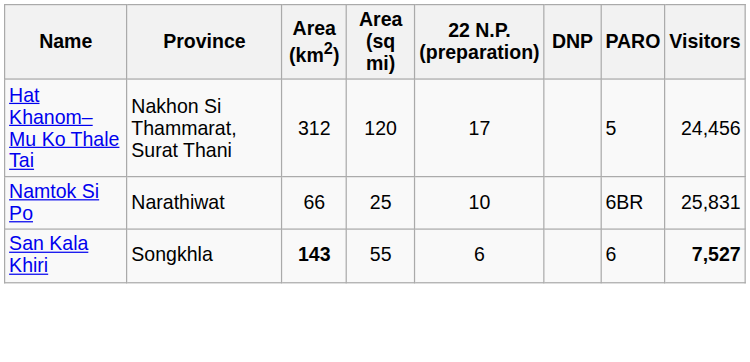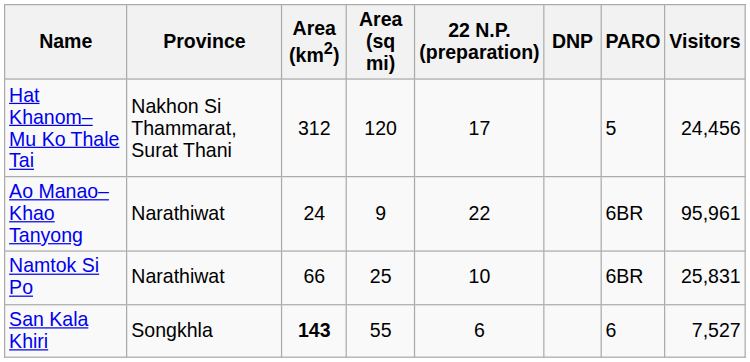+ row: (59, 213)
(716, 255) bold -> (716, 330) normal
